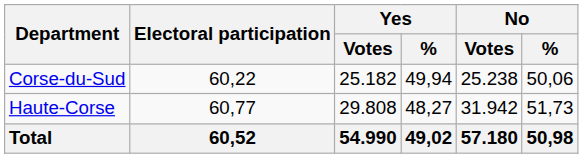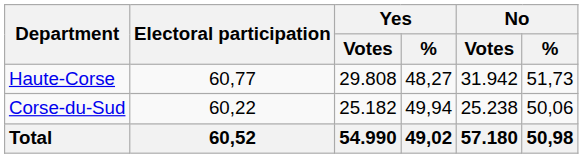rows swapped: (67, 78) <-> (62, 108)
